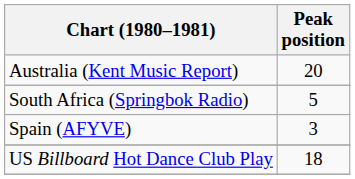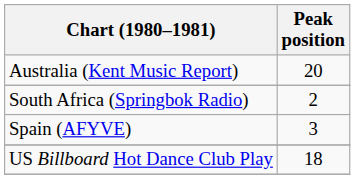(313, 99) 5 -> (313, 99) 2
